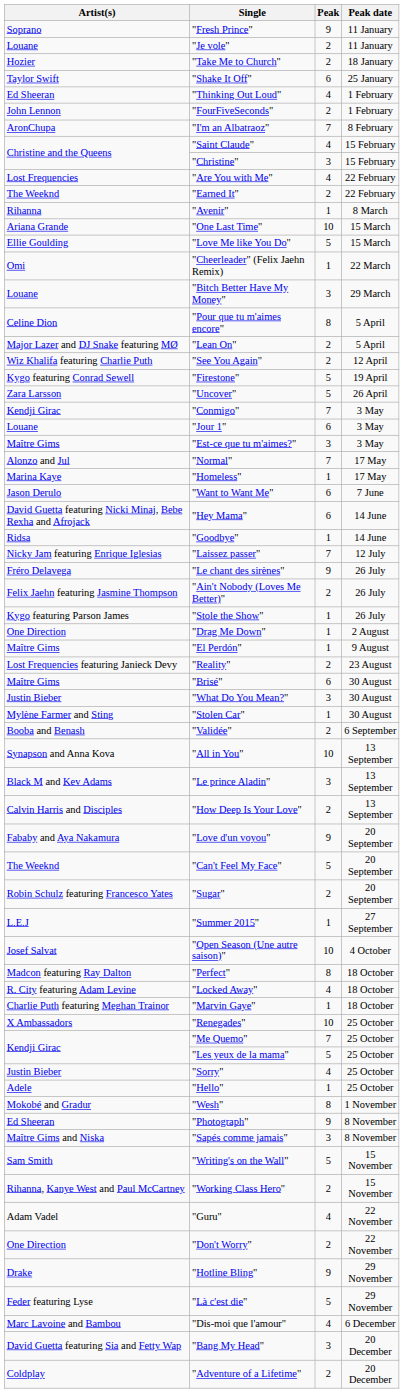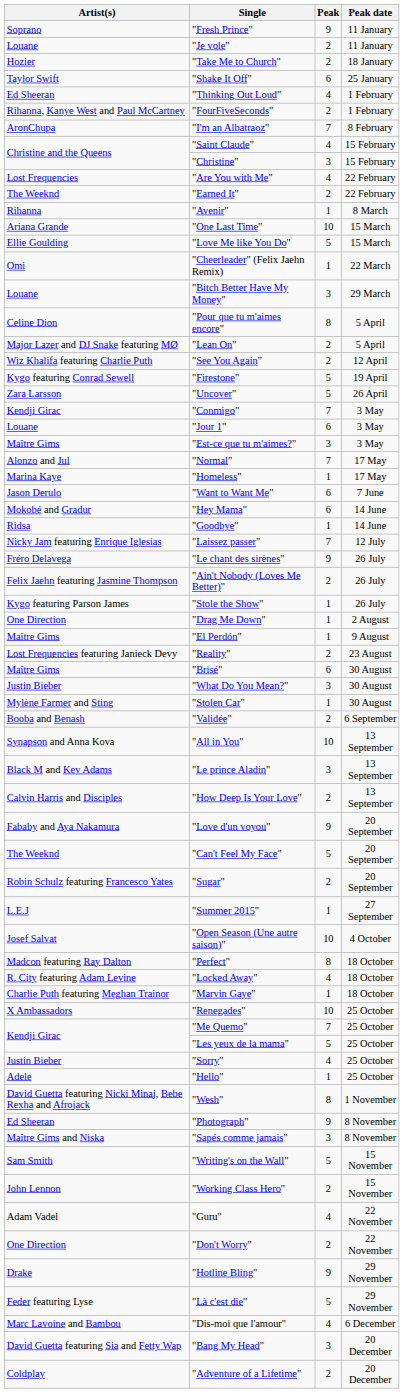(34, 111) John Lennon -> (96, 111) Rihanna, Kanye West and Paul McCartney
(95, 515) David Guetta featuring Nicki Minaj, Bebe Rexha and Afrojack -> (49, 509) Mokobé and Gradur
(49, 1104) Mokobé and Gradur -> (95, 1099) David Guetta featuring Nicki Minaj, Bebe Rexha and Afrojack
(96, 1188) Rihanna, Kanye West and Paul McCartney -> (34, 1188) John Lennon
